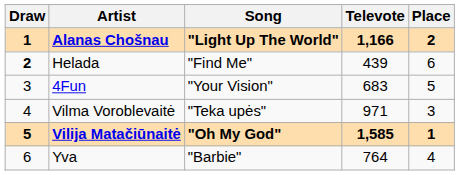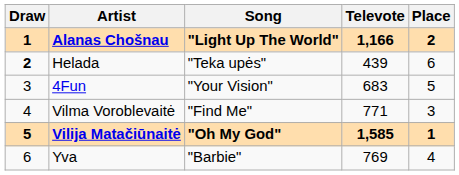(220, 63) "Find Me" -> (227, 63) "Teka upės"
(227, 110) "Teka upės" -> (220, 110) "Find Me"
(375, 110) 971 -> (375, 110) 771
(375, 157) 764 -> (375, 157) 769
